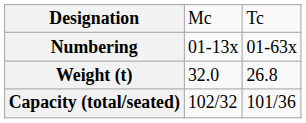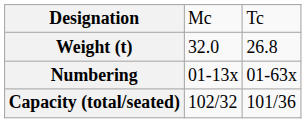rows swapped: (94, 46) <-> (94, 74)
